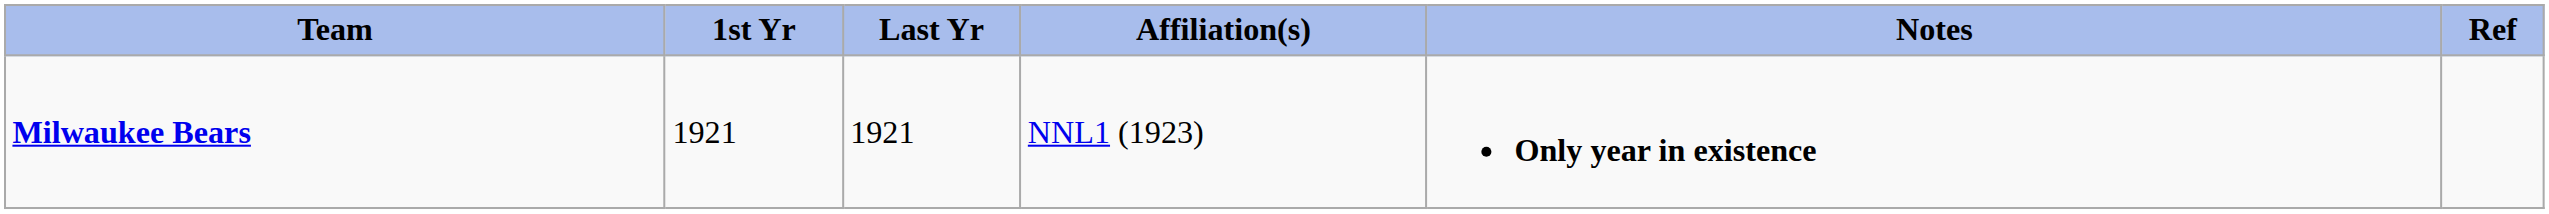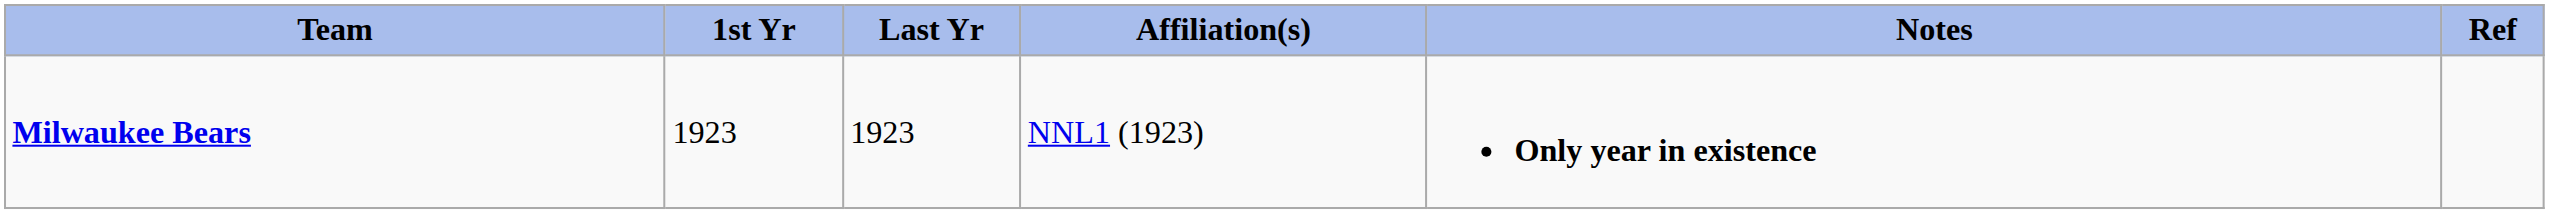(705, 131) 1921 -> (705, 131) 1923
(882, 131) 1921 -> (882, 131) 1923
